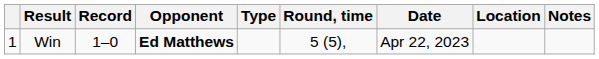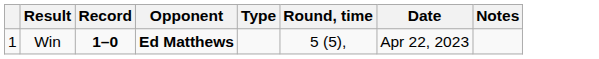- column: (508, 16)
(105, 41) normal -> (105, 41) bold
